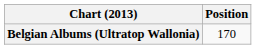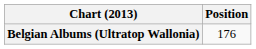(227, 34) 170 -> (227, 34) 176
